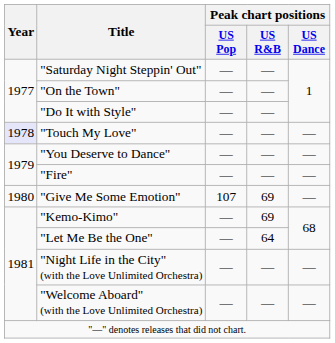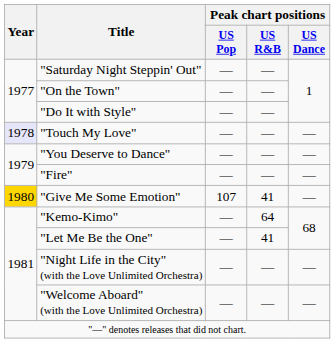(21, 196) no background -> (21, 196) gold background
(268, 196) 69 -> (268, 196) 41
(268, 217) 69 -> (268, 217) 64
(268, 238) 64 -> (268, 238) 41
